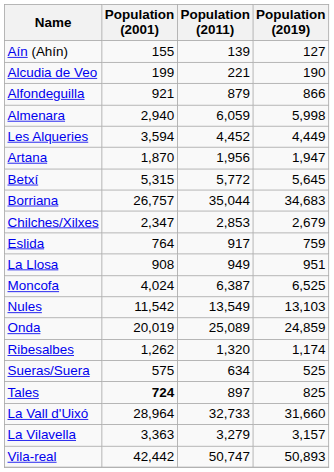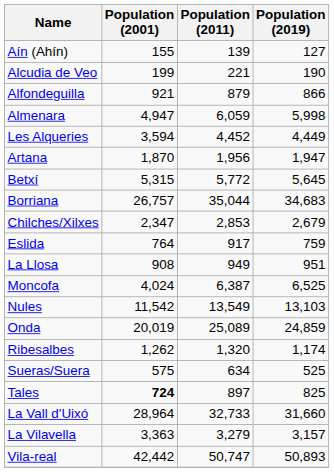(157, 115) 2,940 -> (157, 115) 4,947
